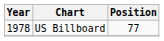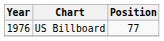(18, 28) 1978 -> (18, 28) 1976
